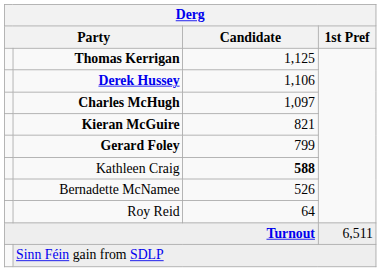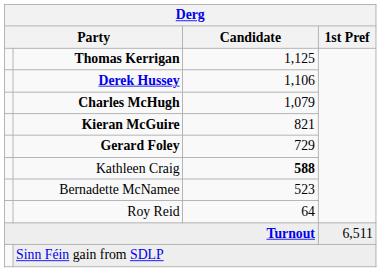(299, 102) 1,097 -> (299, 102) 1,079
(305, 146) 799 -> (305, 146) 729
(305, 189) 526 -> (305, 189) 523
